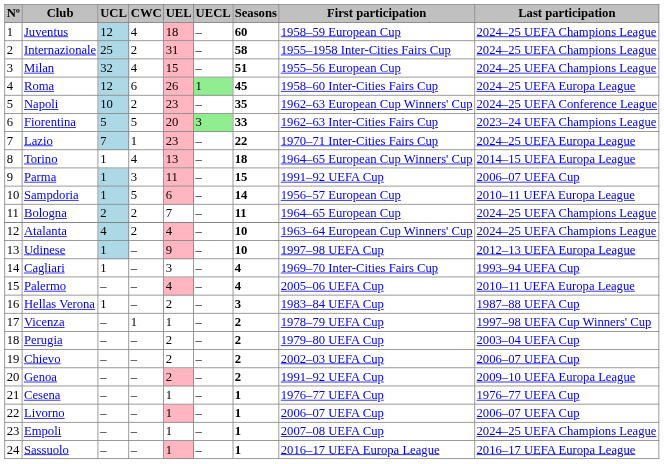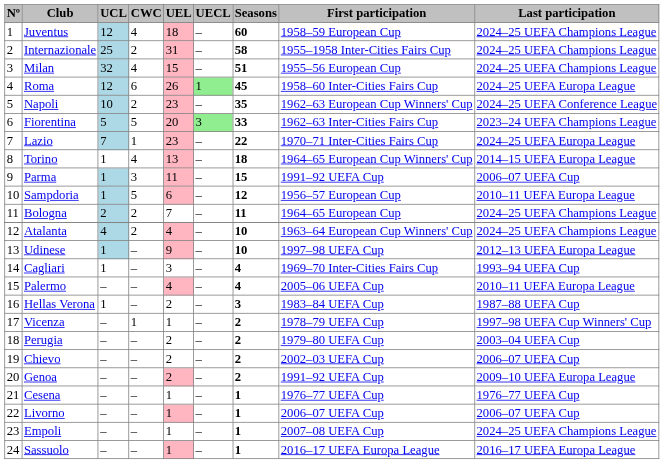(241, 195) 14 -> (241, 195) 12
